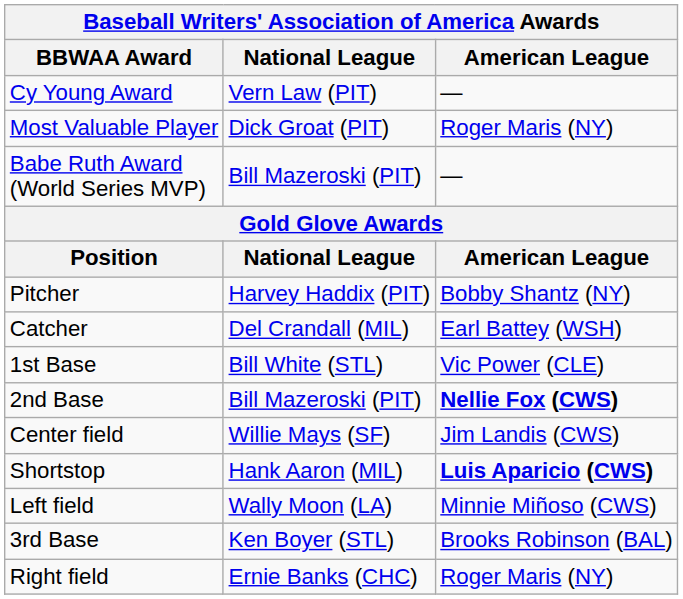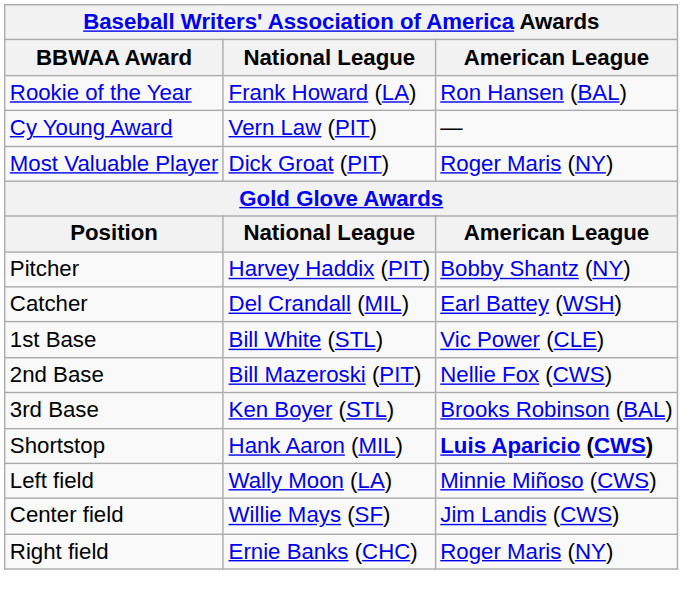+ row: (101, 92)
- row: (108, 175)
(529, 399) bold -> (526, 374) normal
rows swapped: (54, 540) <-> (67, 435)
